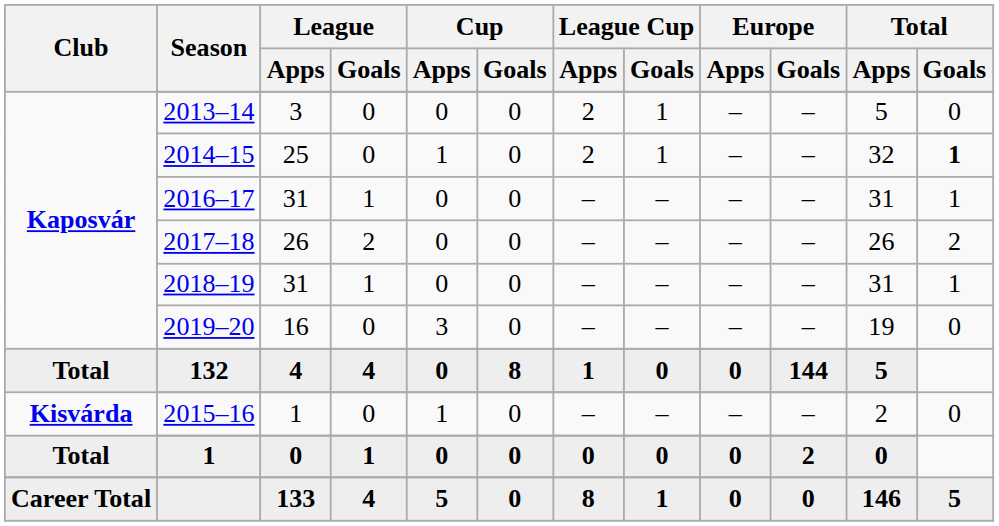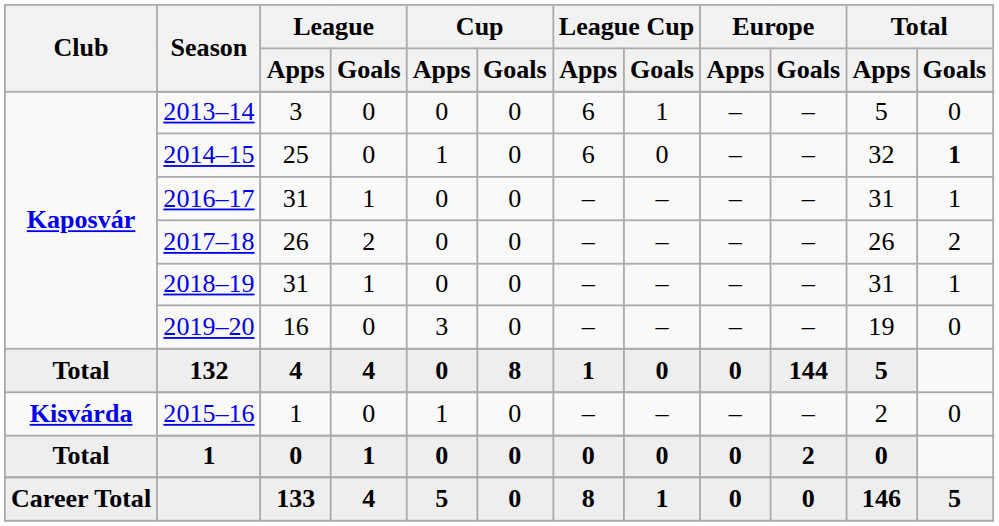(588, 112) 2 -> (588, 112) 6
(588, 155) 2 -> (588, 155) 6
(662, 155) 1 -> (662, 155) 0
